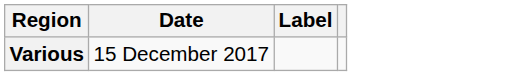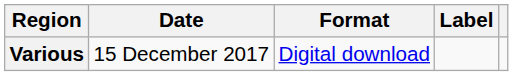+ column: (354, 20)
